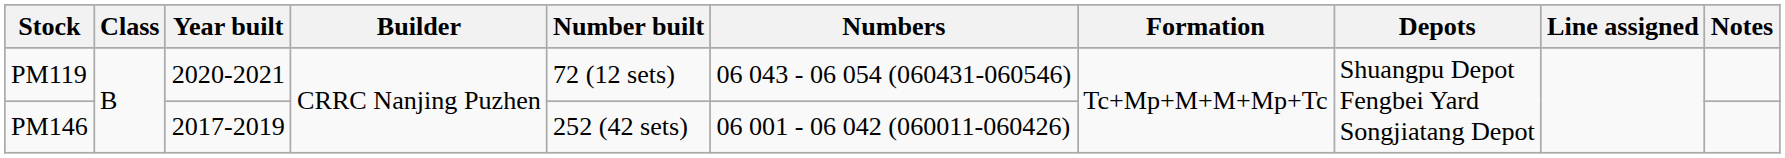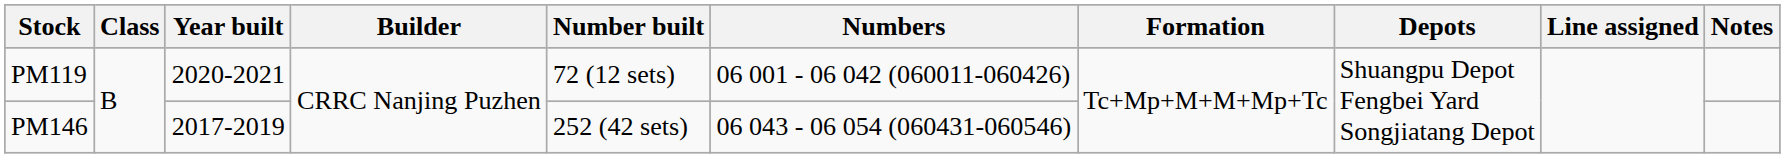(894, 74) 06 043 - 06 054 (060431-060546) -> (893, 74) 06 001 - 06 042 (060011-060426)
(893, 126) 06 001 - 06 042 (060011-060426) -> (894, 126) 06 043 - 06 054 (060431-060546)
